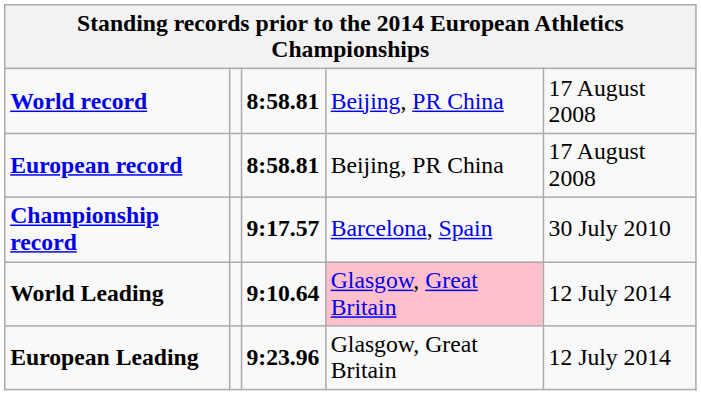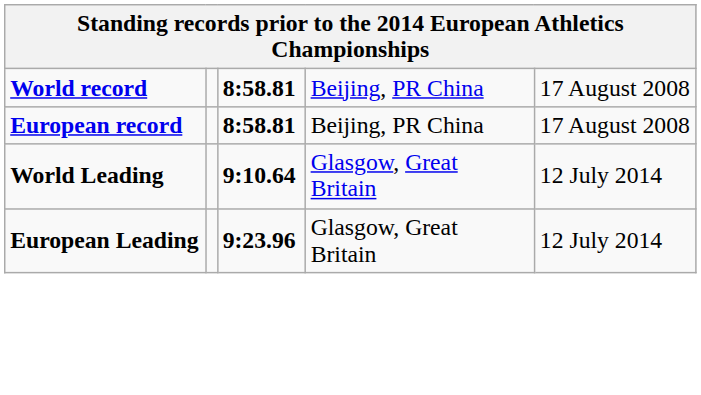- row: (85, 229)
(404, 293) pink background -> (384, 175) no background
